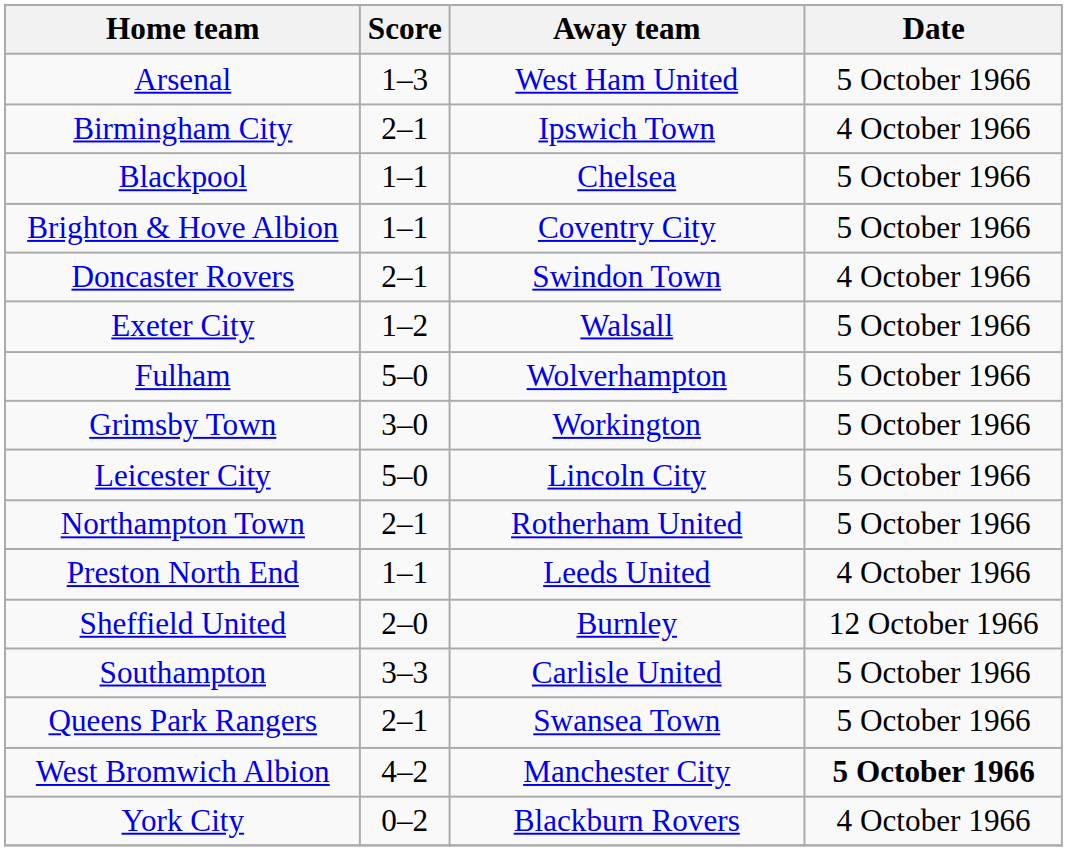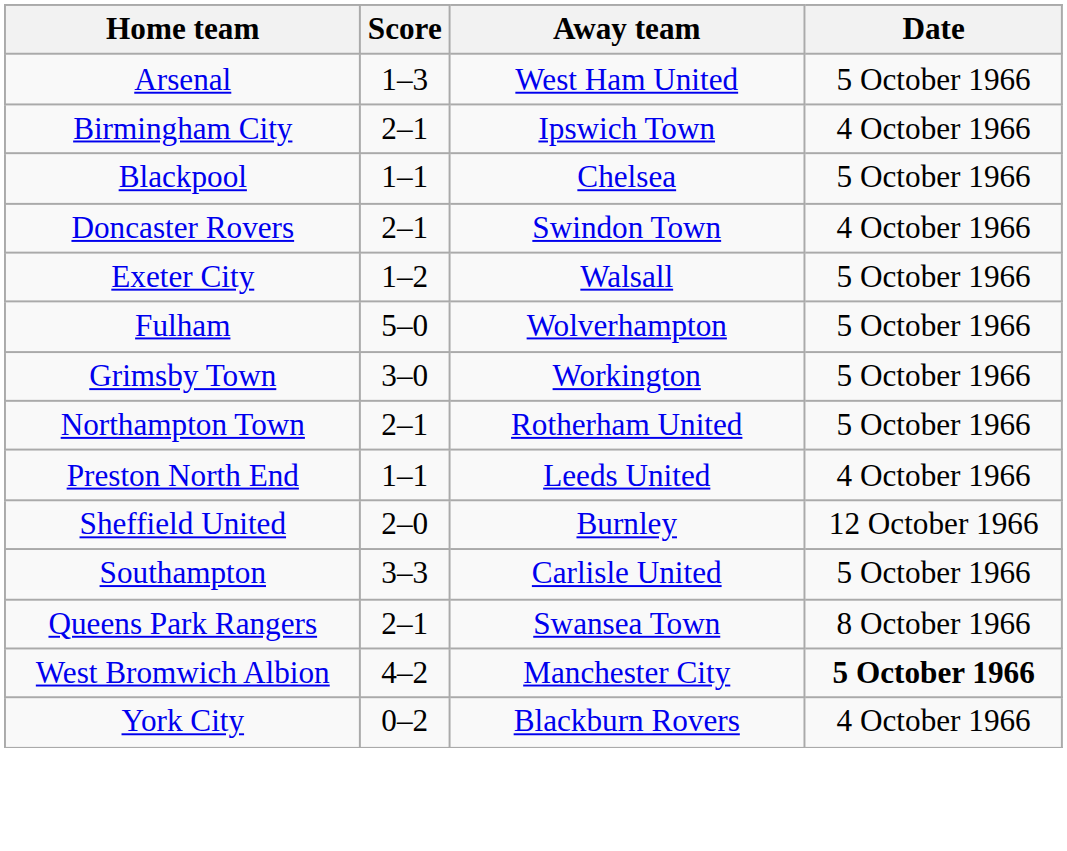- row: (183, 227)
- row: (183, 474)
(934, 721) 5 October 1966 -> (934, 623) 8 October 1966
